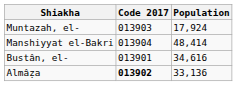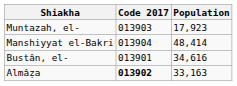(190, 27) 17,924 -> (190, 27) 17,923
(190, 73) 33,136 -> (190, 73) 33,163
